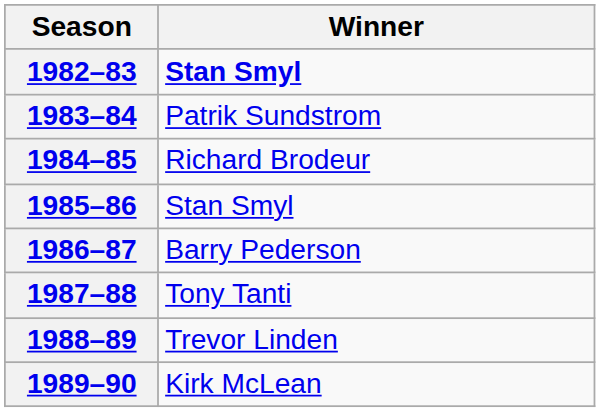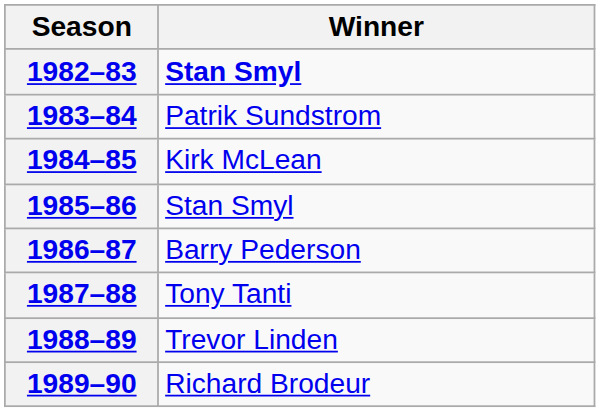(268, 160) Richard Brodeur -> (243, 160) Kirk McLean
(243, 384) Kirk McLean -> (268, 384) Richard Brodeur
